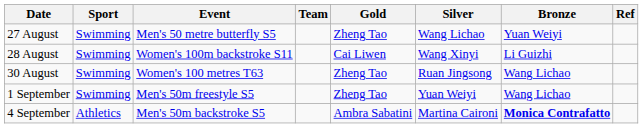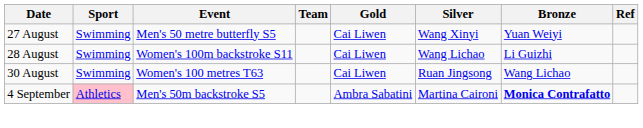(360, 34) Zheng Tao -> (360, 34) Cai Liwen
(451, 34) Wang Lichao -> (448, 34) Wang Xinyi
(448, 53) Wang Xinyi -> (451, 53) Wang Lichao
(360, 73) Zheng Tao -> (360, 73) Cai Liwen
- row: (39, 93)
(98, 113) no background -> (98, 93) pink background
